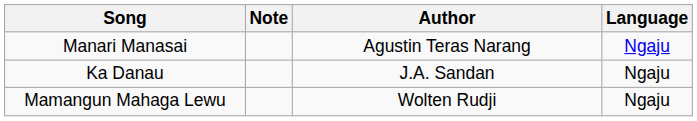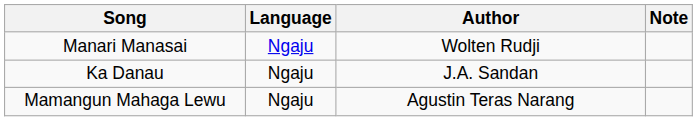columns swapped: (647, 18) <-> (269, 18)
(447, 45) Agustin Teras Narang -> (491, 45) Wolten Rudji
(447, 101) Wolten Rudji -> (491, 101) Agustin Teras Narang
